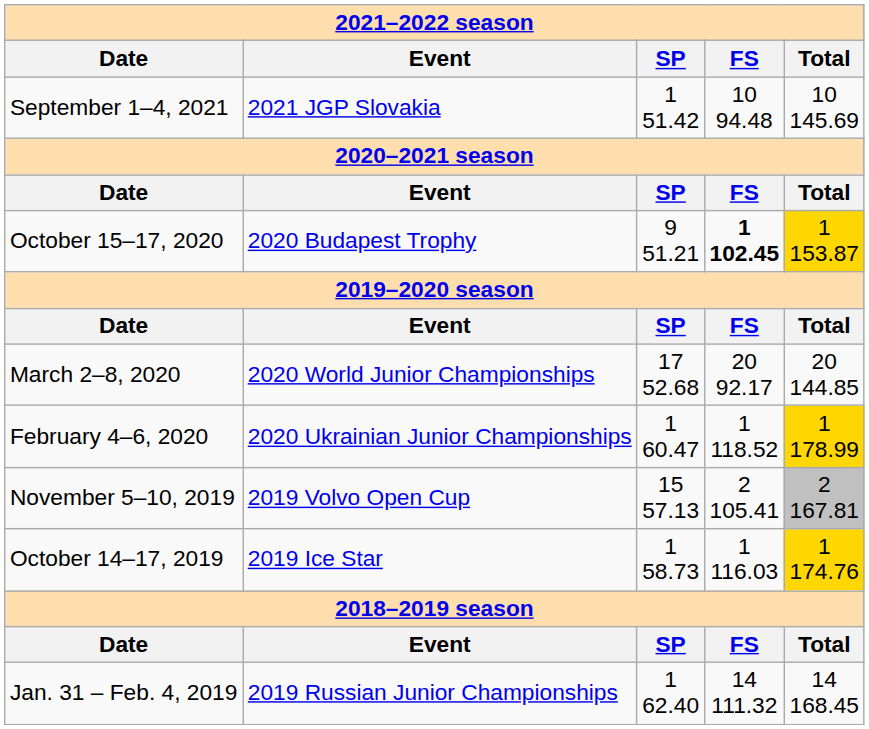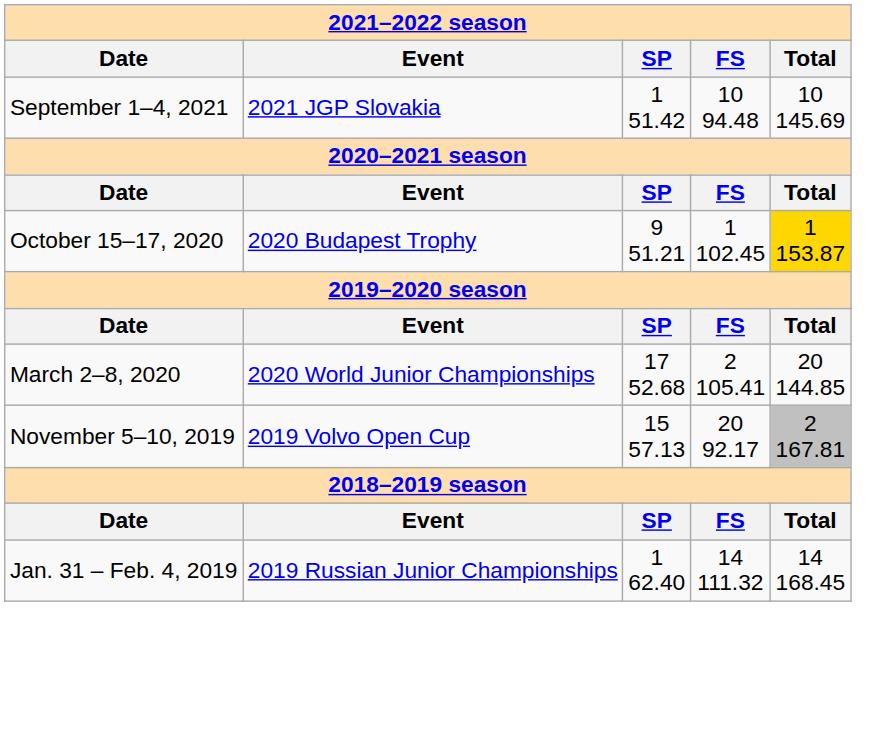(744, 241) bold -> (730, 241) normal
(744, 374) 20 92.17 -> (730, 374) 2 105.41
- row: (109, 436)
(744, 497) 2 105.41 -> (730, 436) 20 92.17
- row: (117, 559)
